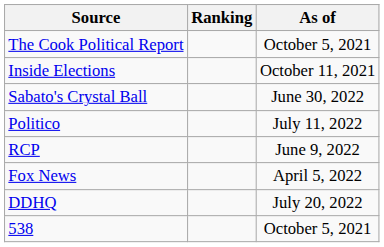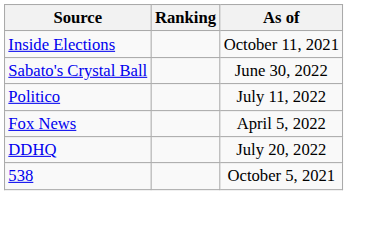- row: (96, 44)
- row: (24, 149)
